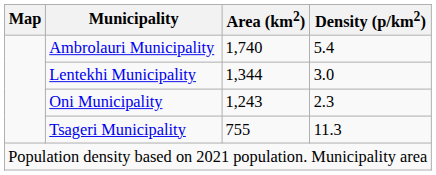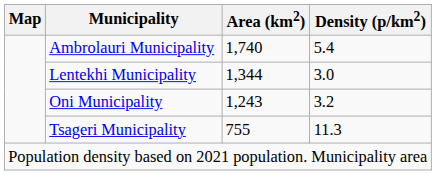(324, 102) 2.3 -> (324, 102) 3.2
